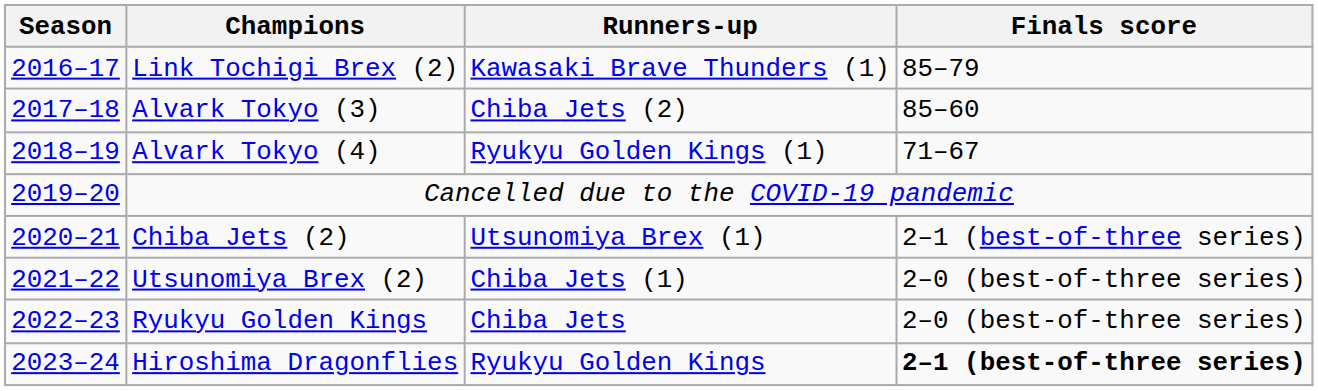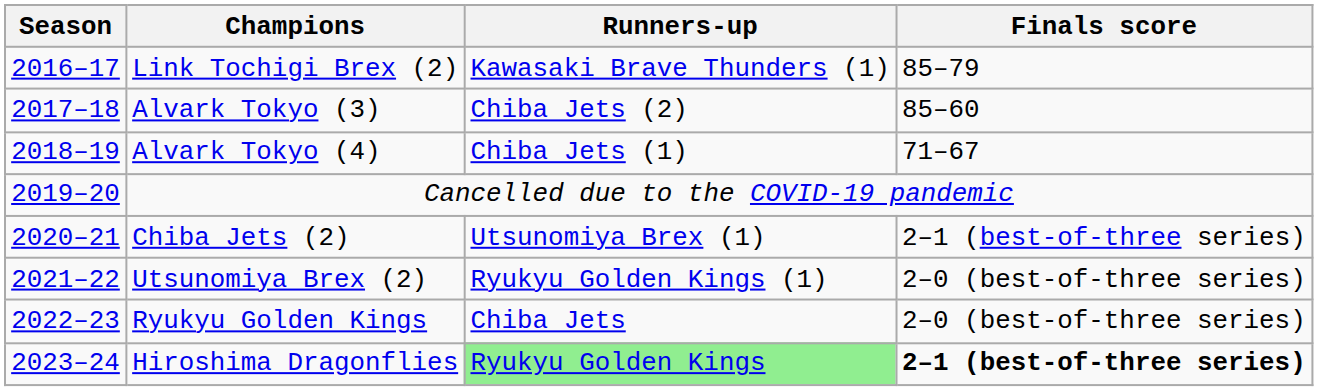(649, 153) Ryukyu Golden Kings (1) -> (579, 153) Chiba Jets (1)
(579, 279) Chiba Jets (1) -> (649, 279) Ryukyu Golden Kings (1)
(618, 363) no background -> (618, 363) lightgreen background
